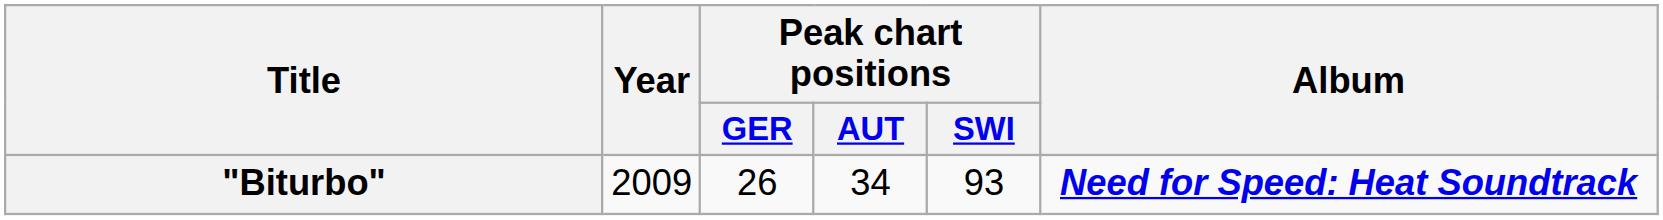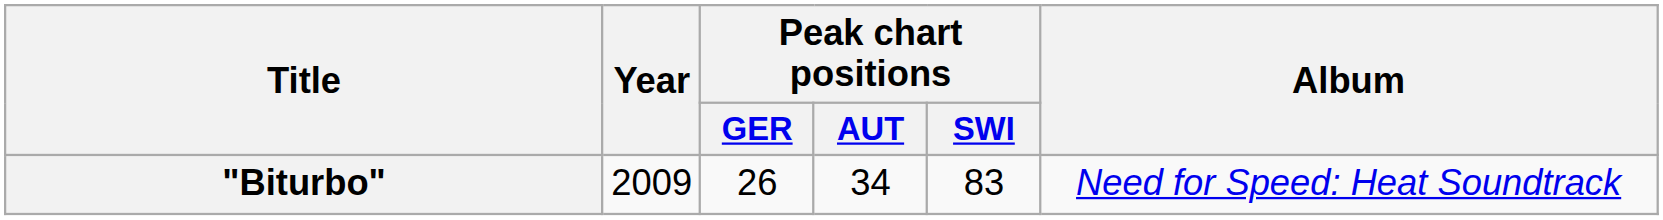(984, 183) 93 -> (984, 183) 83
(1349, 183) bold -> (1349, 183) normal
